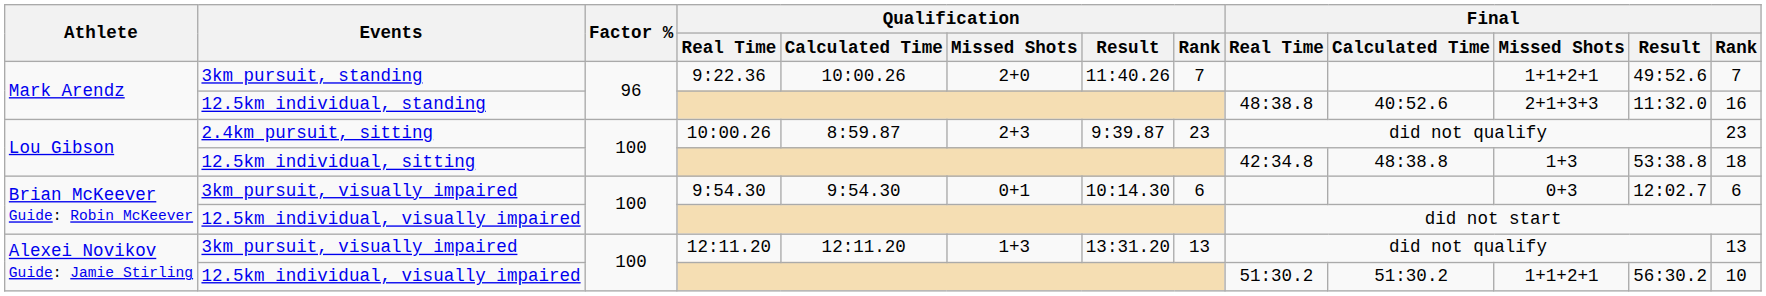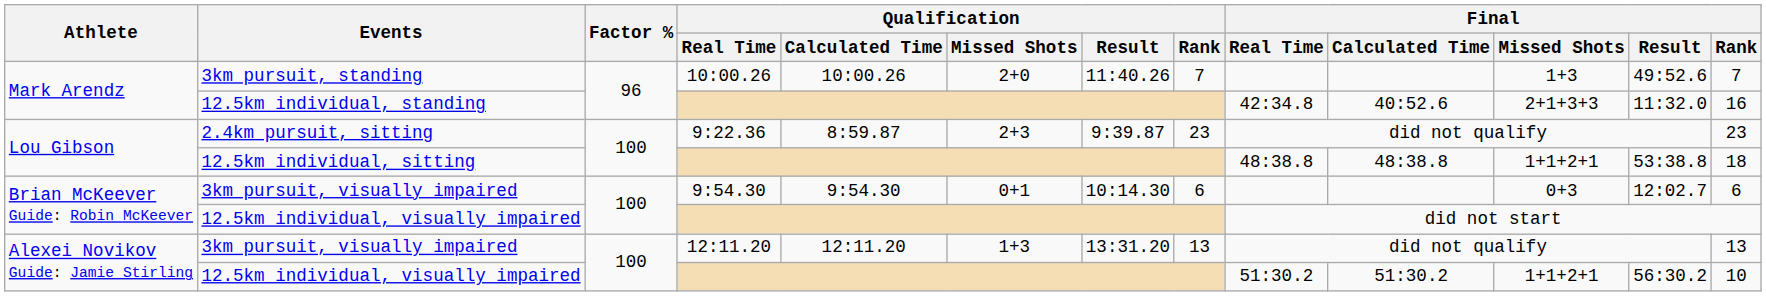(729, 76) 9:22.36 -> (729, 76) 10:00.26
(1562, 76) 1+1+2+1 -> (1562, 76) 1+3
(1276, 105) 48:38.8 -> (1276, 105) 42:34.8
(729, 133) 10:00.26 -> (729, 133) 9:22.36
(1276, 162) 42:34.8 -> (1276, 162) 48:38.8
(1562, 162) 1+3 -> (1562, 162) 1+1+2+1
